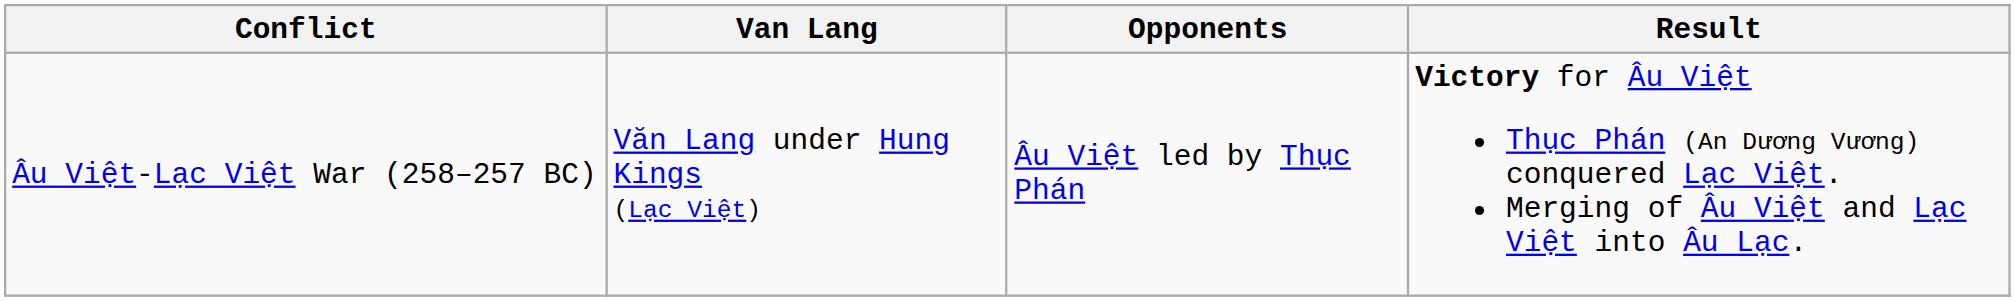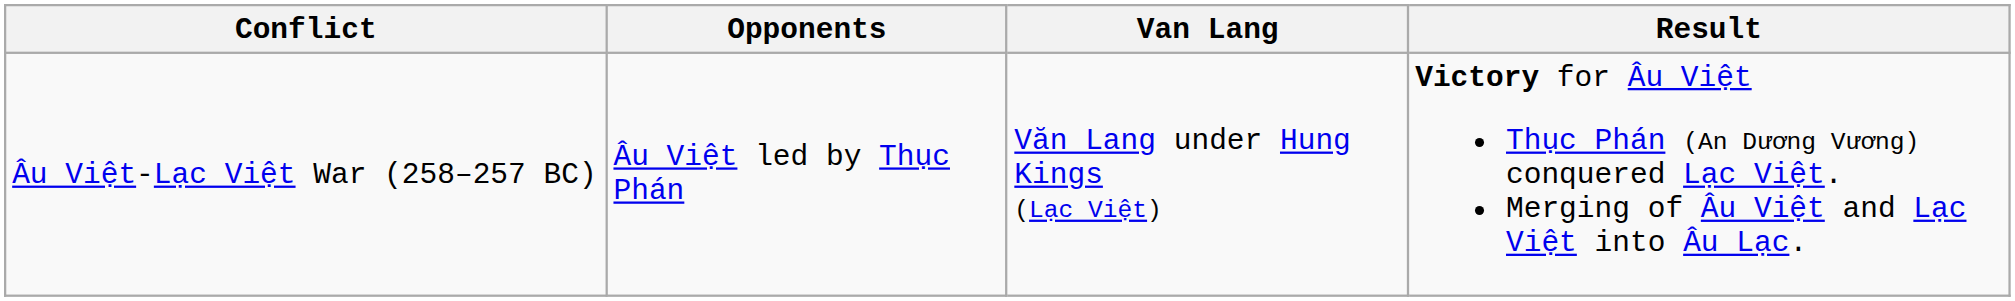columns swapped: (807, 29) <-> (1208, 29)
